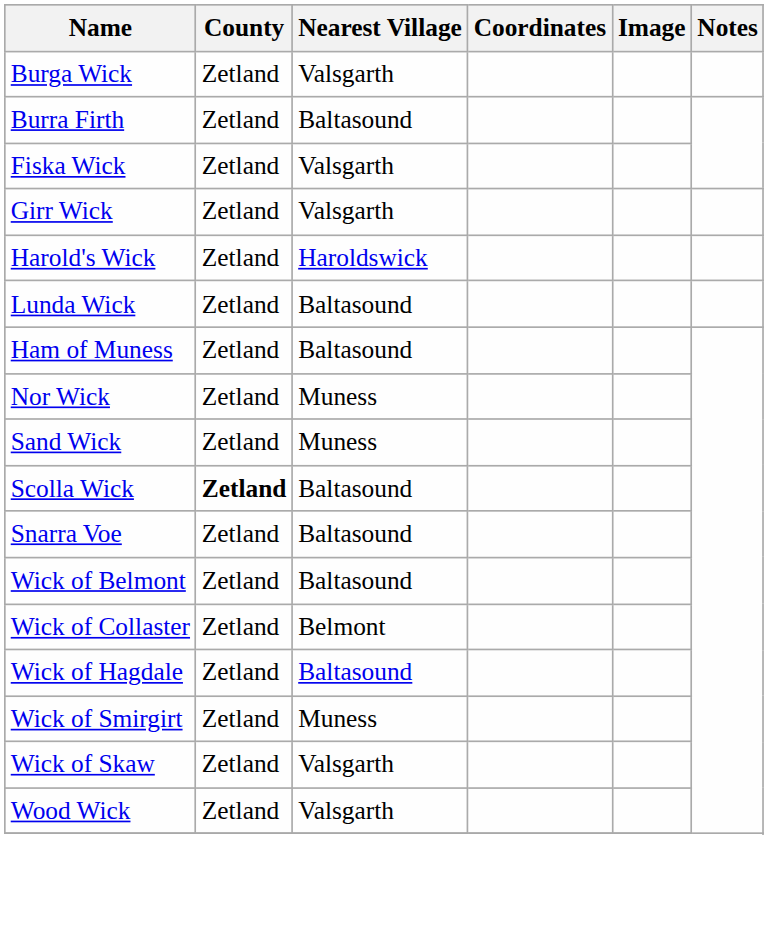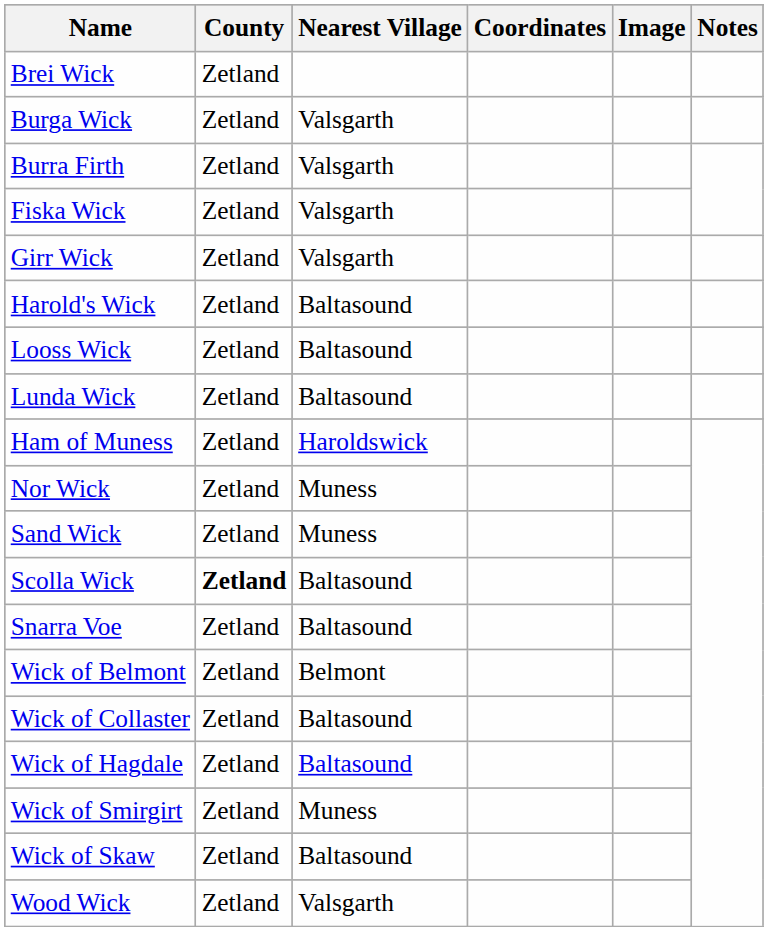+ row: (62, 73)
(355, 119) Baltasound -> (346, 165) Valsgarth
(363, 257) Haroldswick -> (355, 303) Baltasound
+ row: (71, 349)
(355, 349) Baltasound -> (363, 441) Haroldswick
(355, 579) Baltasound -> (342, 672) Belmont
(342, 626) Belmont -> (355, 718) Baltasound
(346, 764) Valsgarth -> (355, 856) Baltasound
